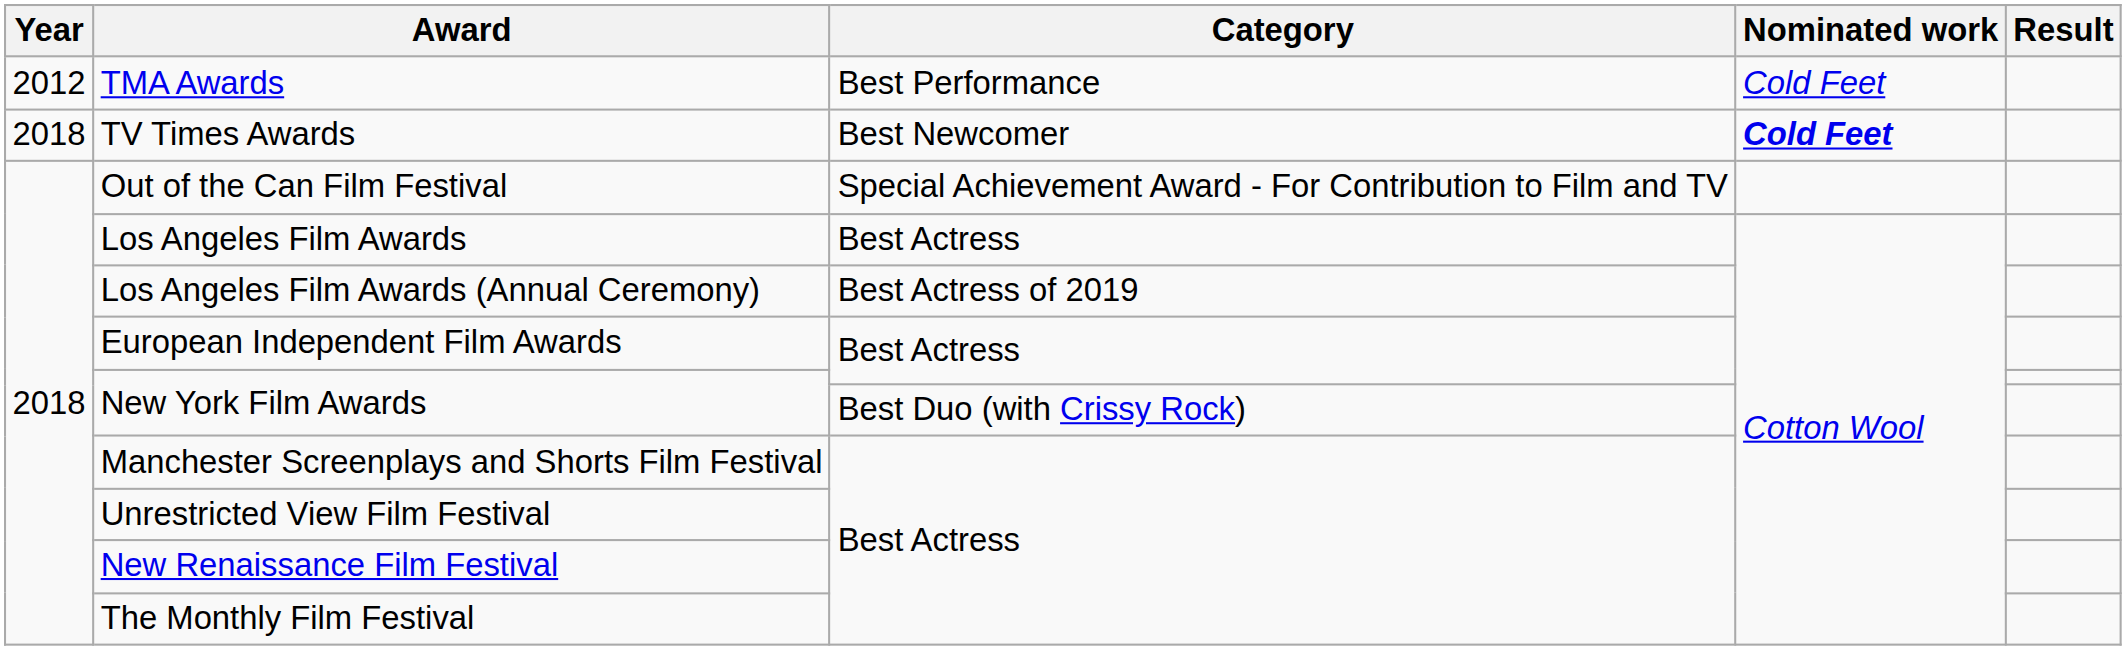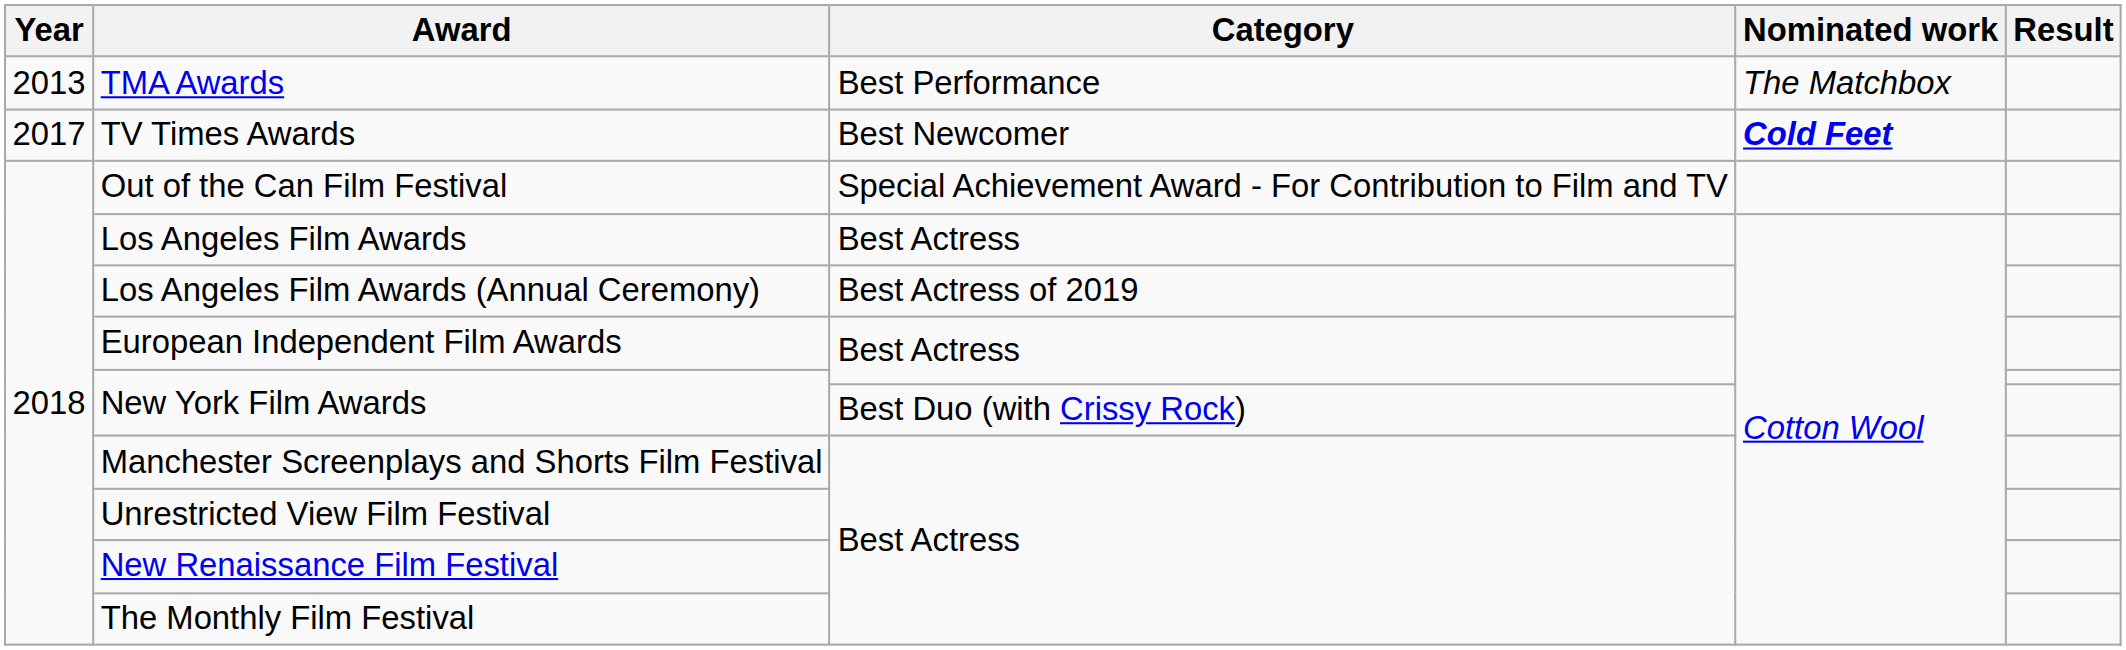(49, 82) 2012 -> (49, 82) 2013
(1814, 82) Cold Feet -> (1847, 82) The Matchbox
(49, 134) 2018 -> (49, 134) 2017
